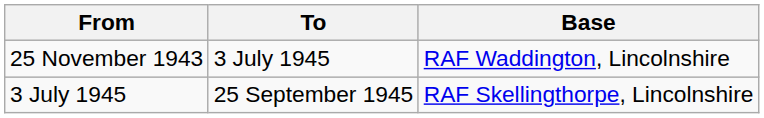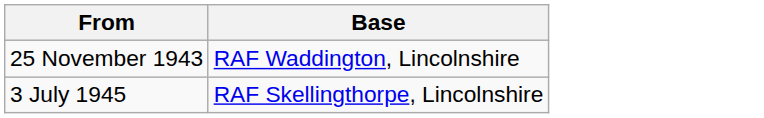- column: (313, 22)
